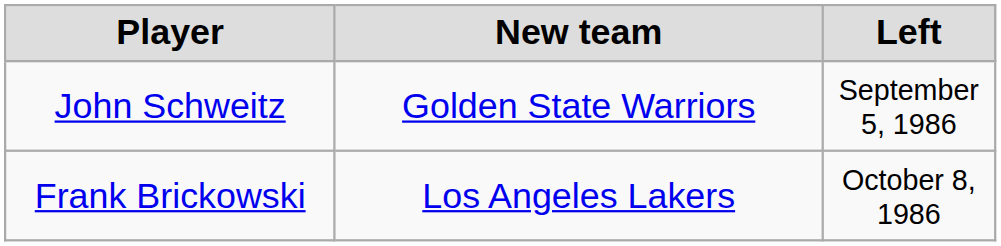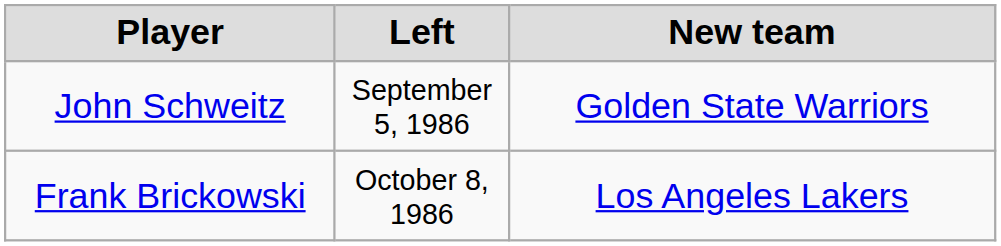columns swapped: (909, 32) <-> (579, 32)
